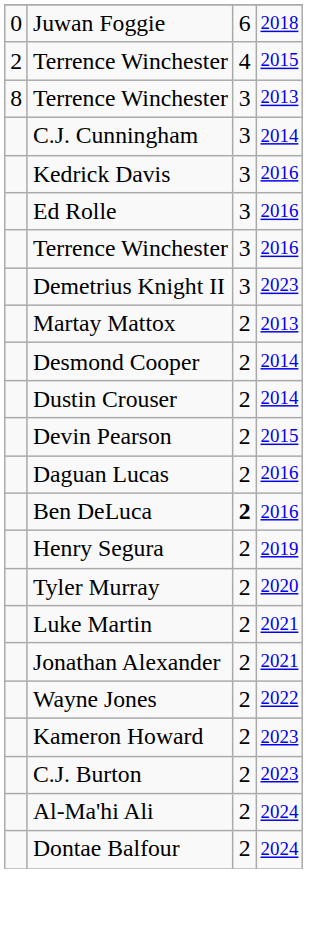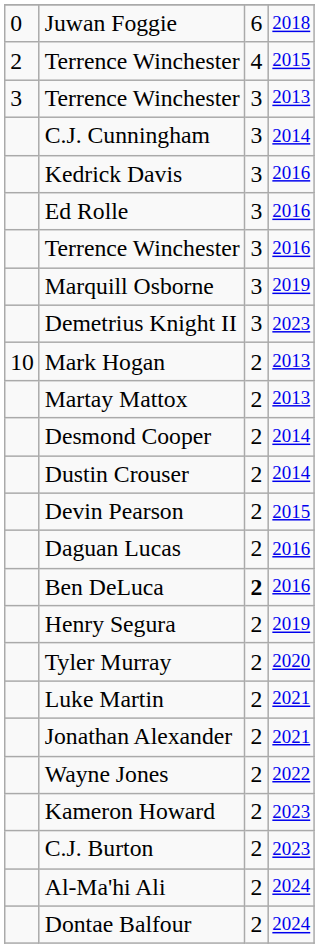(16, 98) 8 -> (16, 98) 3
+ row: (129, 286)
+ row: (105, 361)
